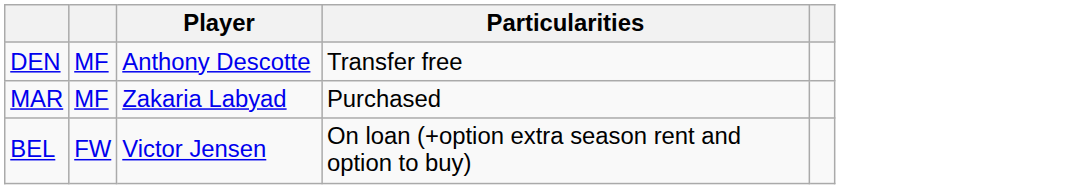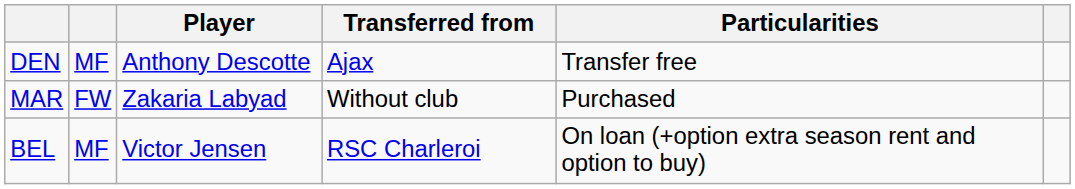+ column: (439, 23)
(91, 99) MF -> (93, 99) FW
(93, 150) FW -> (91, 150) MF
